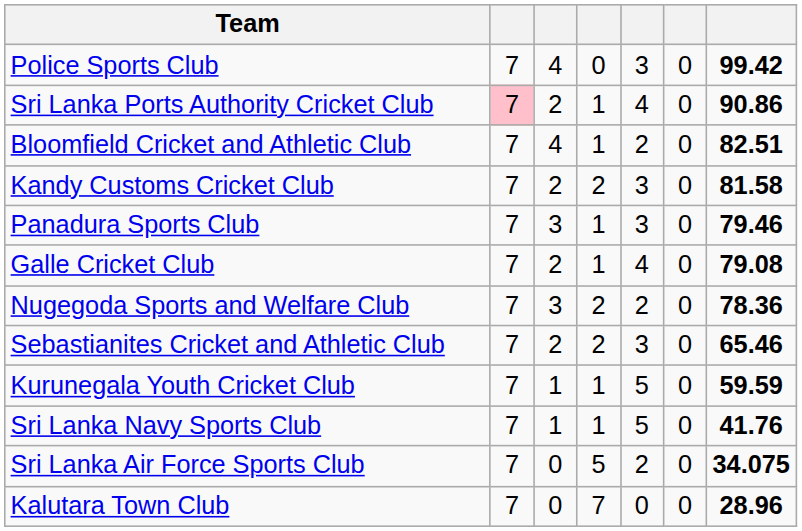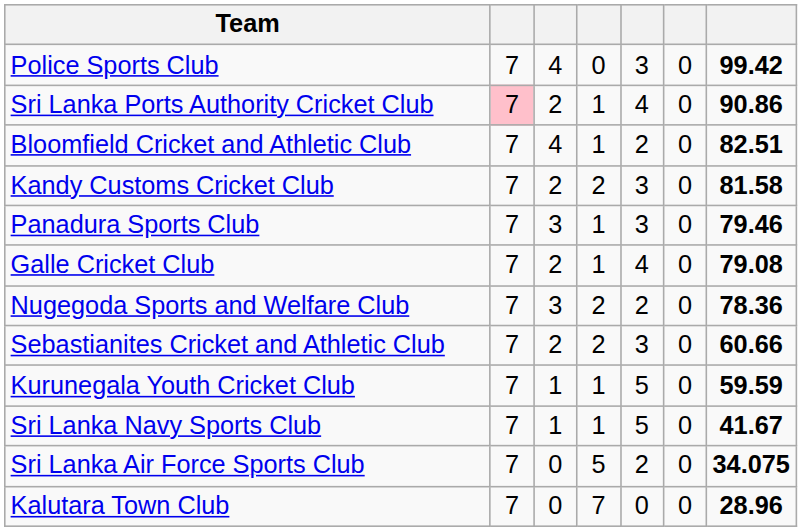(751, 345) 65.46 -> (751, 345) 60.66
(751, 425) 41.76 -> (751, 425) 41.67
